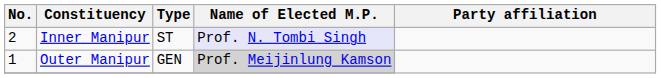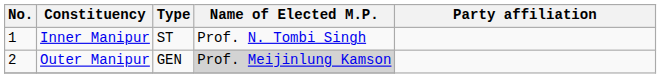(12, 39) 2 -> (12, 39) 1
(282, 39) lavender background -> (282, 39) no background
(12, 62) 1 -> (12, 62) 2
